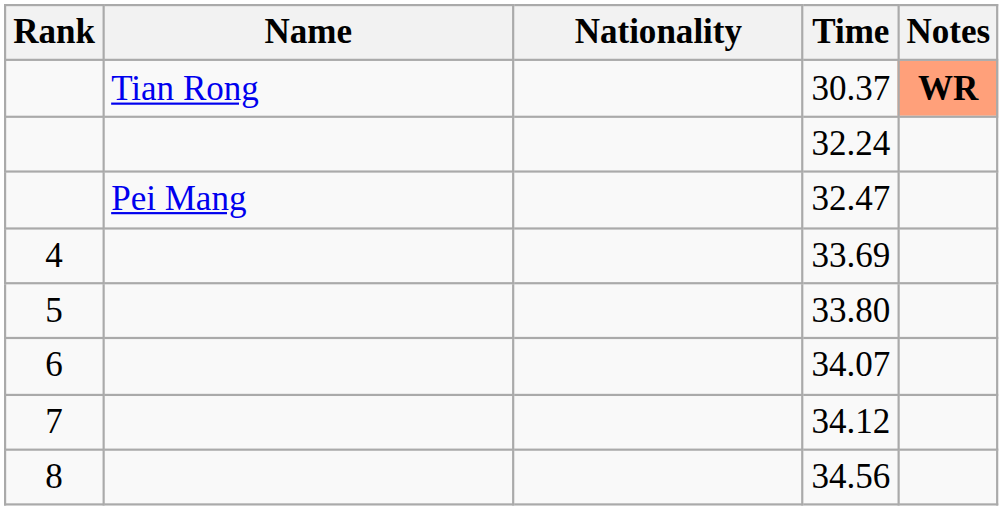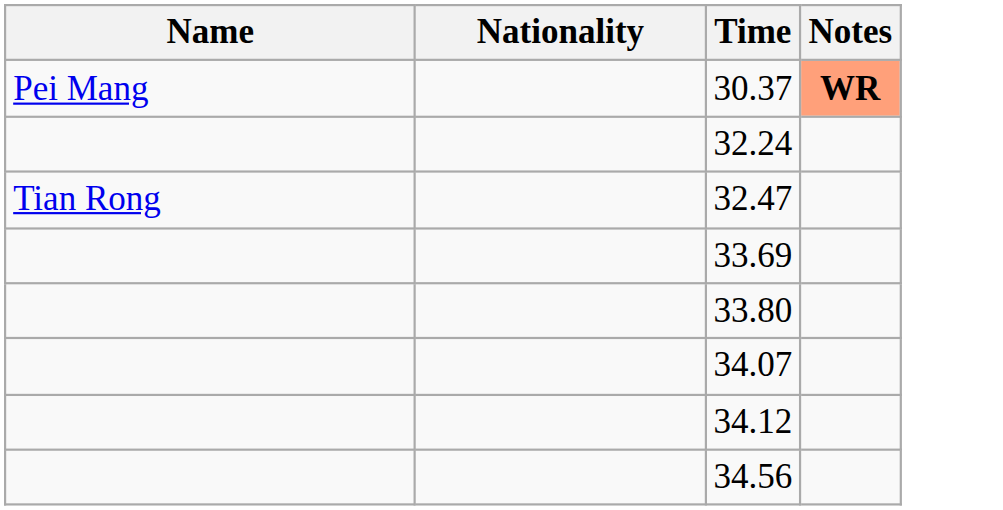- column: (54, 32)
(185, 87) Tian Rong -> (81, 87) Pei Mang
(179, 198) Pei Mang -> (87, 198) Tian Rong
